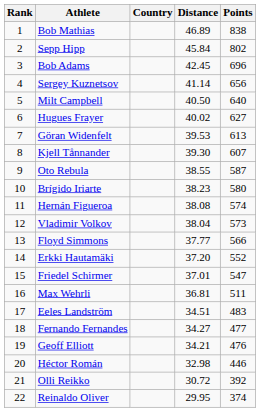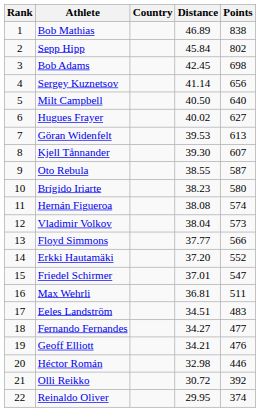(238, 65) 696 -> (238, 65) 698
